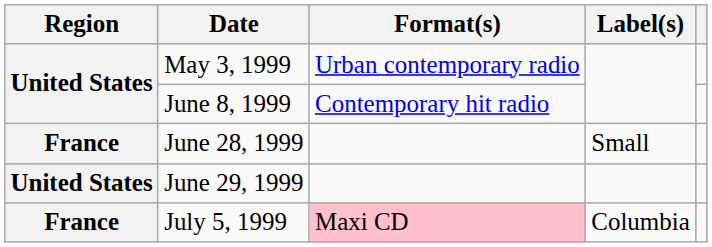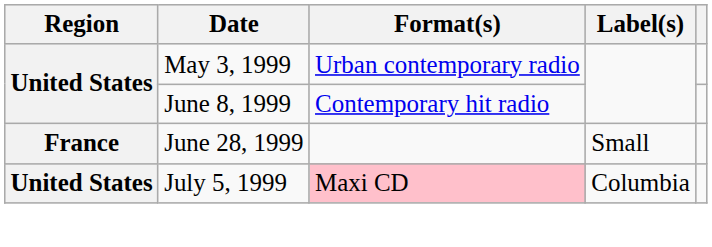- row: (234, 182)
(82, 222) France -> (82, 182) United States
